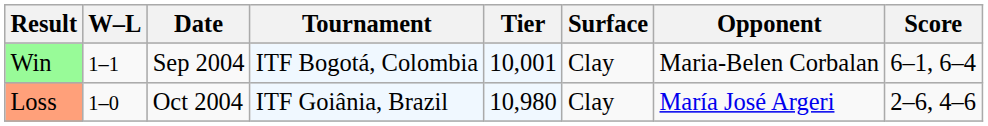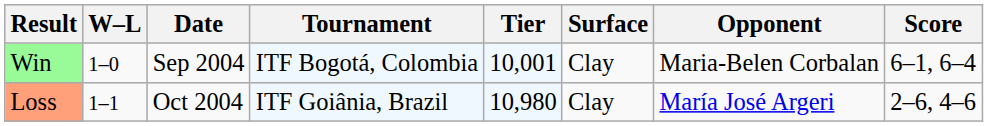(104, 64) 1–1 -> (104, 64) 1–0
(104, 103) 1–0 -> (104, 103) 1–1
